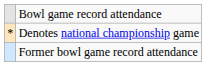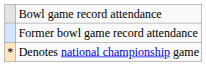rows swapped: (108, 52) <-> (109, 33)
